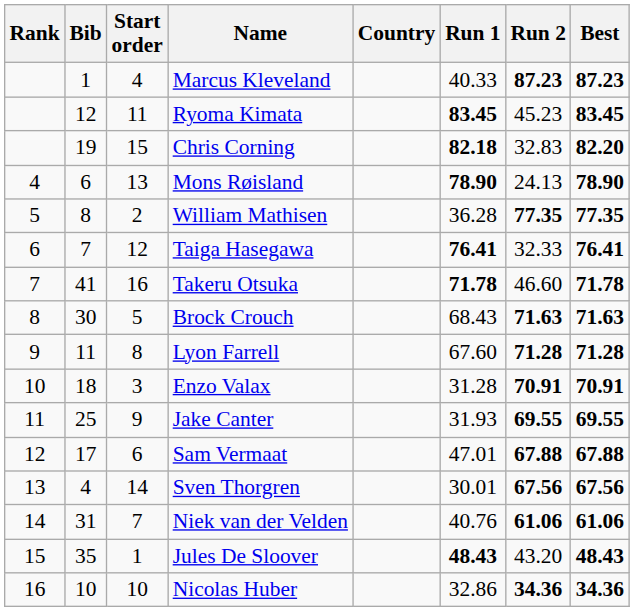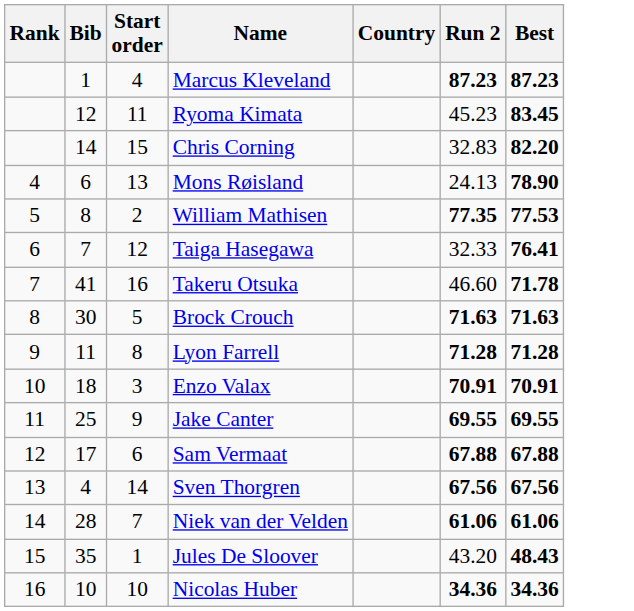- column: (473, 33)
(86, 147) 19 -> (86, 147) 14
(600, 215) 77.35 -> (535, 215) 77.53
(86, 521) 31 -> (86, 521) 28
